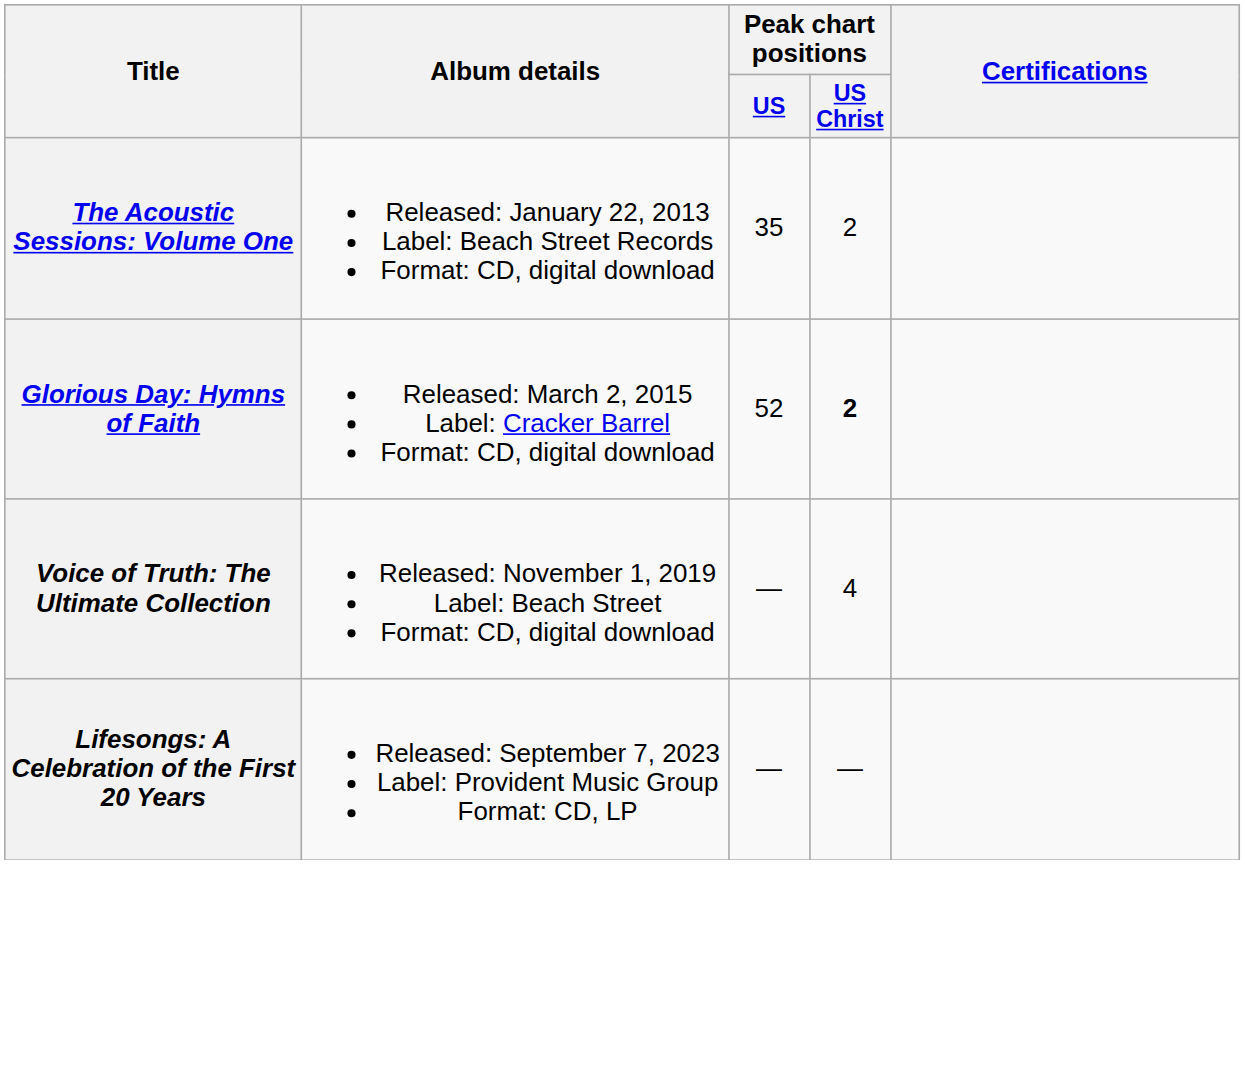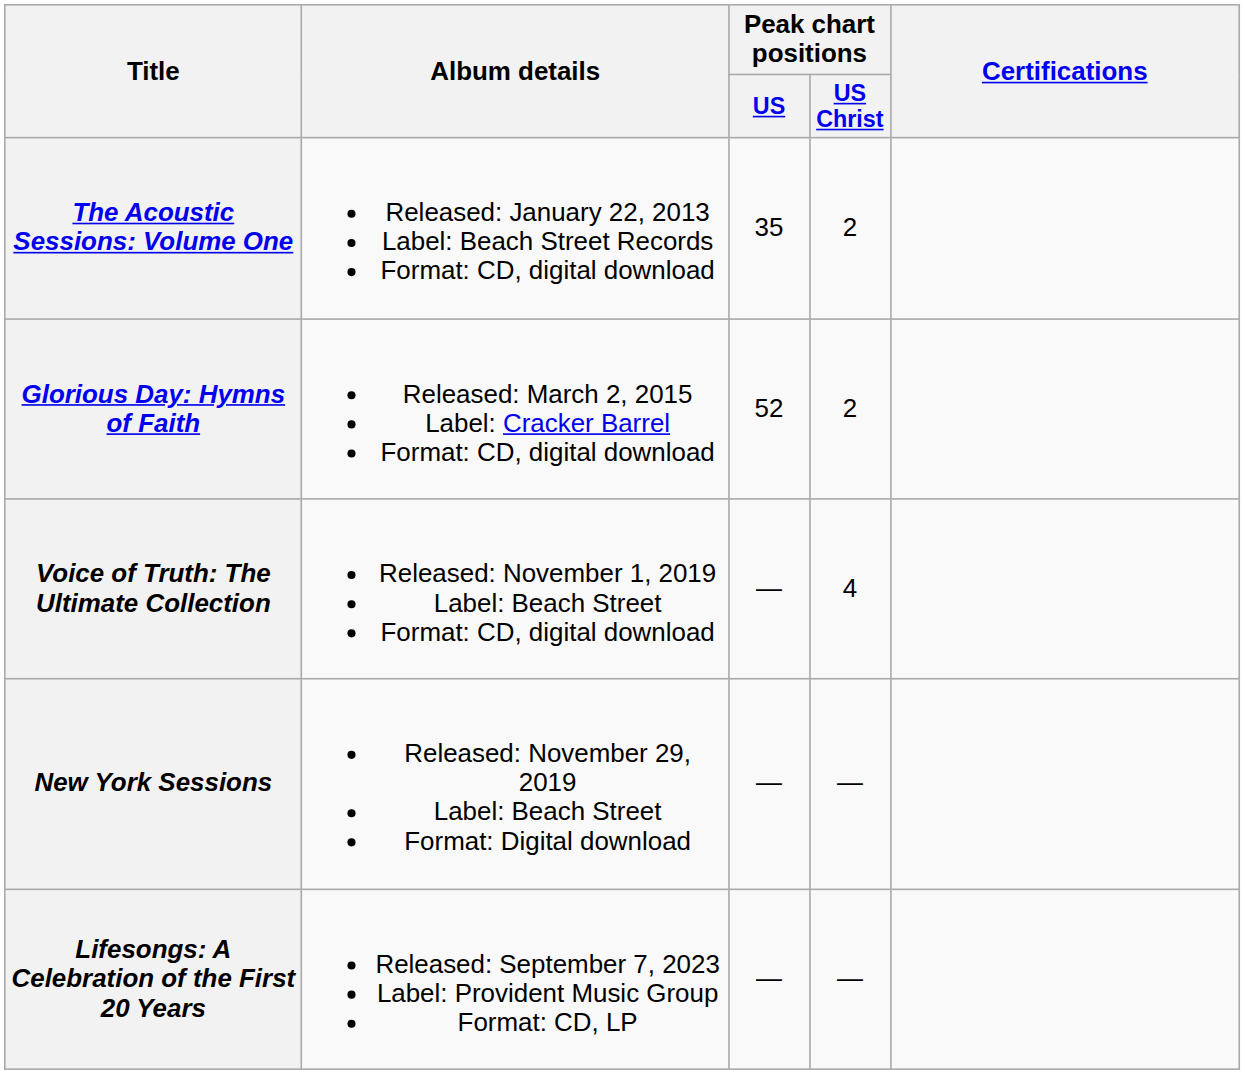(850, 408) bold -> (850, 408) normal
+ row: (153, 783)
